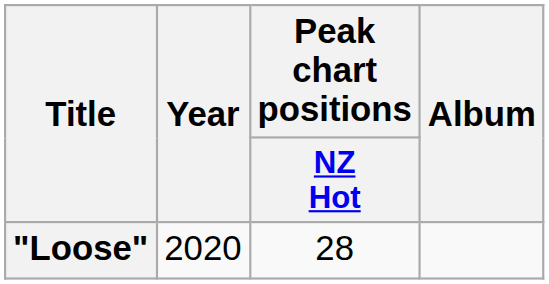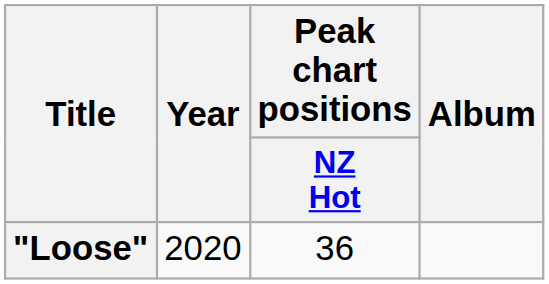(335, 249) 28 -> (335, 249) 36
